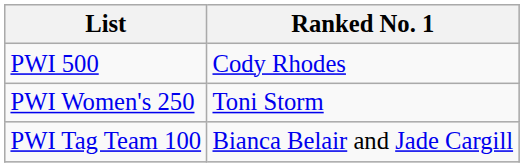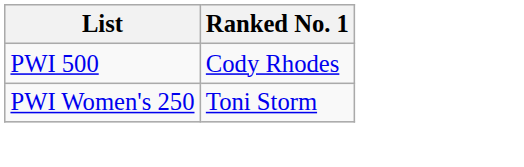- row: (106, 141)
